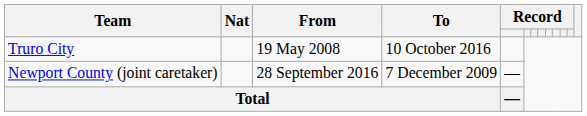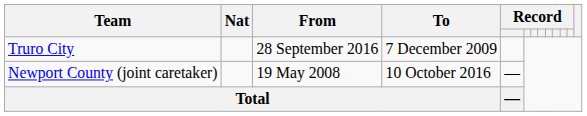(298, 49) 19 May 2008 -> (317, 49) 28 September 2016
(438, 49) 10 October 2016 -> (441, 49) 7 December 2009
(317, 73) 28 September 2016 -> (298, 73) 19 May 2008
(441, 73) 7 December 2009 -> (438, 73) 10 October 2016
